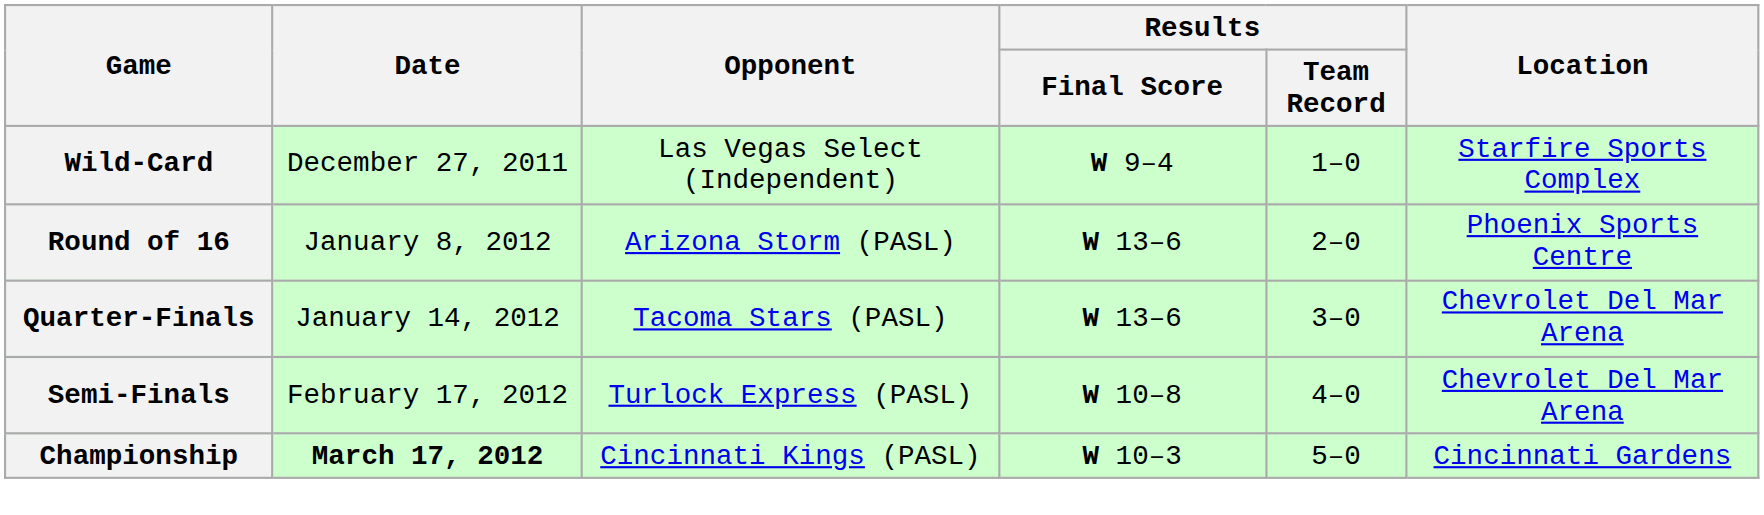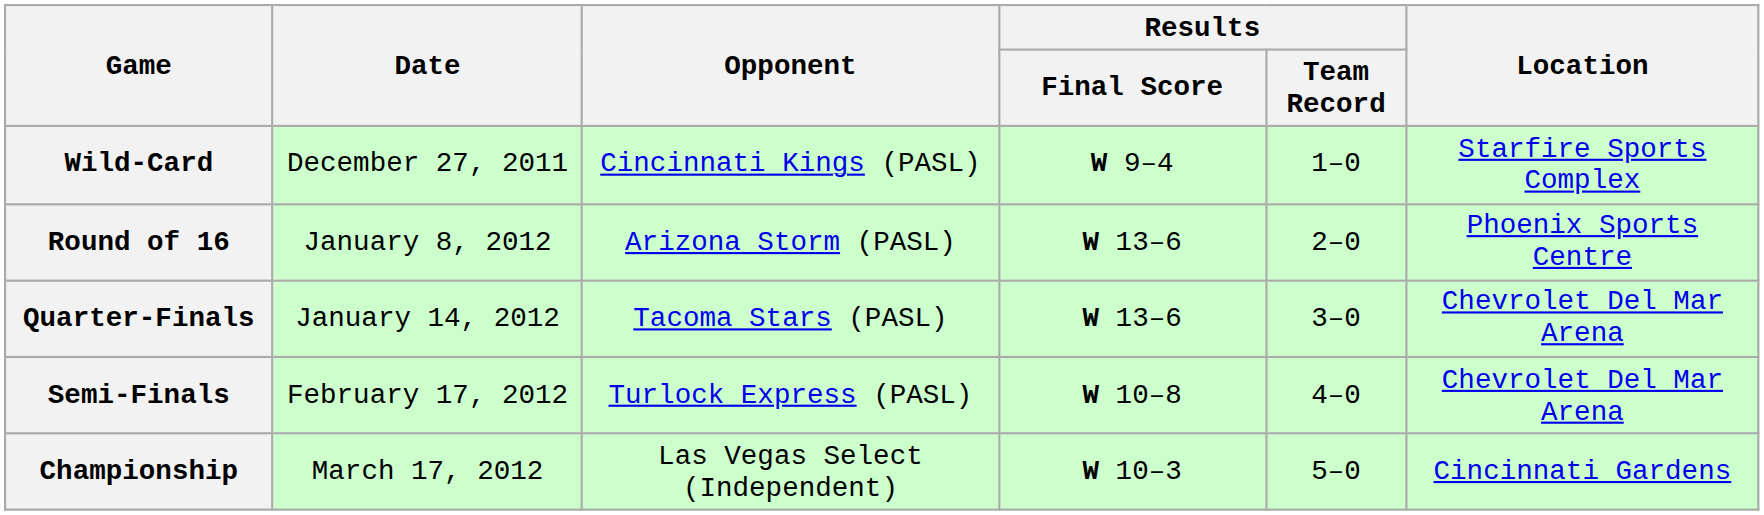(790, 165) Las Vegas Select (Independent) -> (790, 165) Cincinnati Kings (PASL)
(428, 456) bold -> (428, 472) normal
(790, 456) Cincinnati Kings (PASL) -> (790, 472) Las Vegas Select (Independent)
